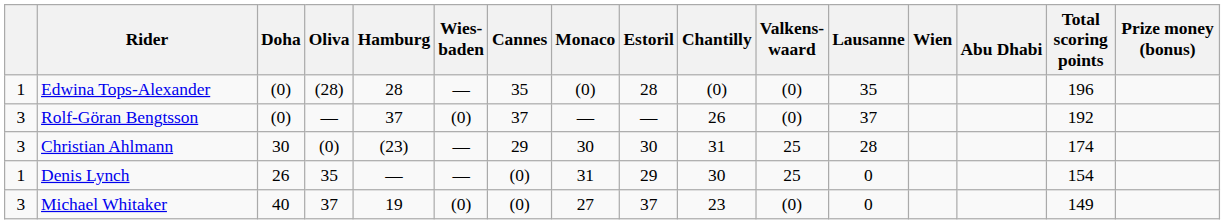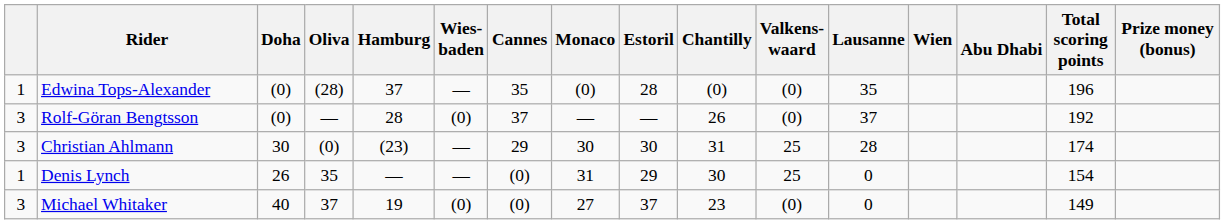(394, 89) 28 -> (394, 89) 37
(394, 117) 37 -> (394, 117) 28
